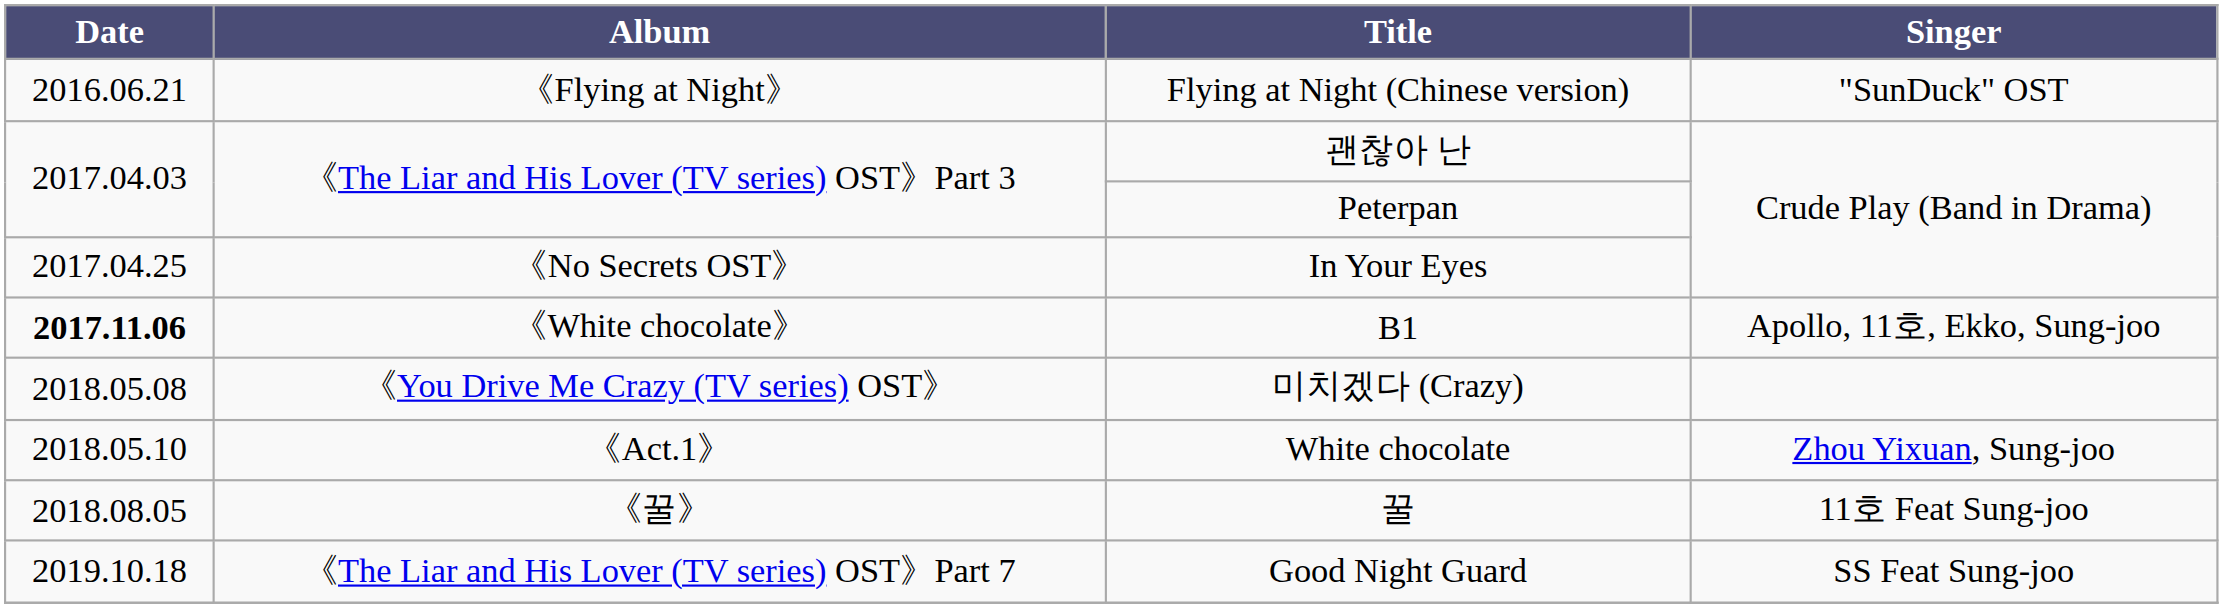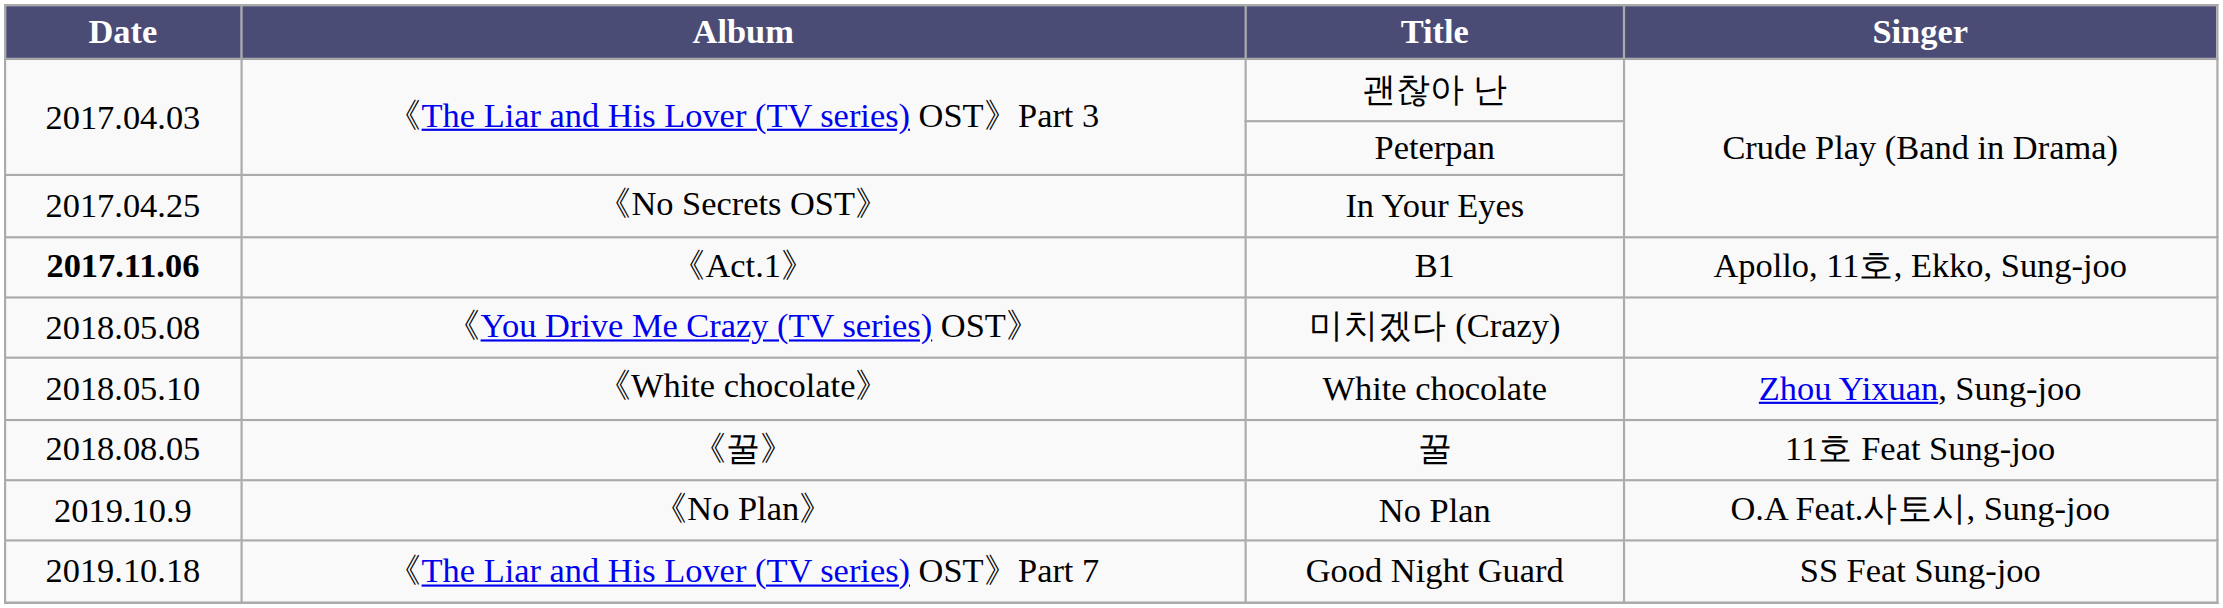- row: (1398, 89)
(660, 326) 《White chocolate》 -> (743, 265) 《Act.1》
(660, 448) 《Act.1》 -> (743, 387) 《White chocolate》
+ row: (1435, 510)
